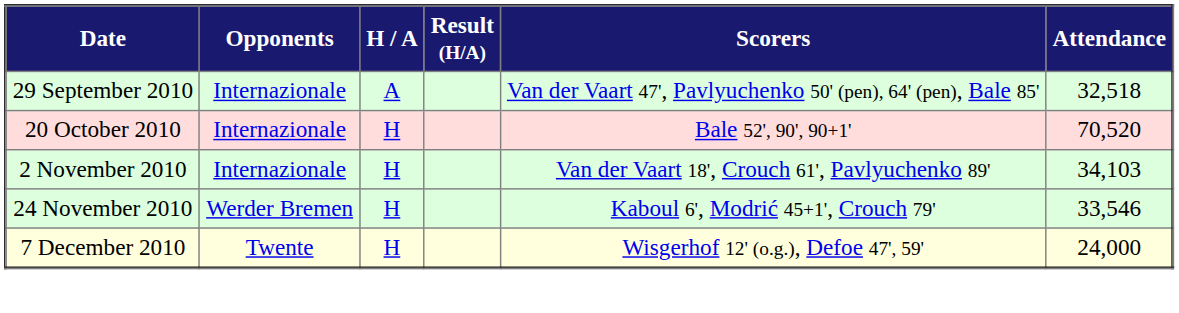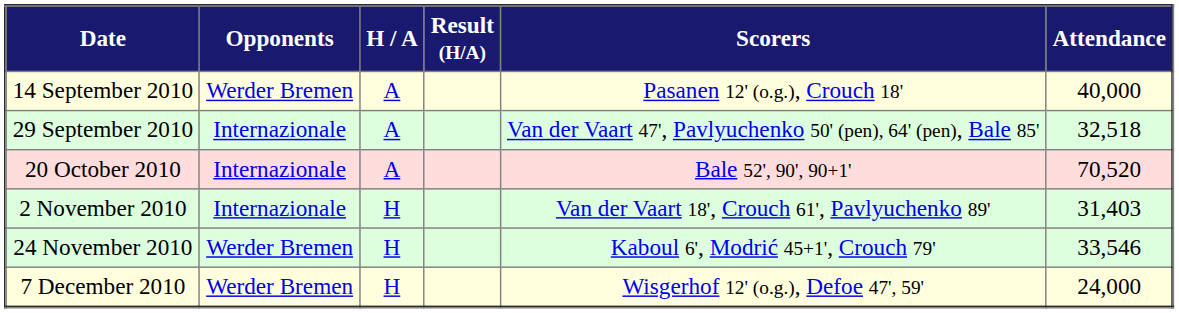+ row: (103, 90)
(392, 129) H -> (392, 169) A
(1109, 169) 34,103 -> (1109, 208) 31,403
(280, 247) Twente -> (280, 286) Werder Bremen
